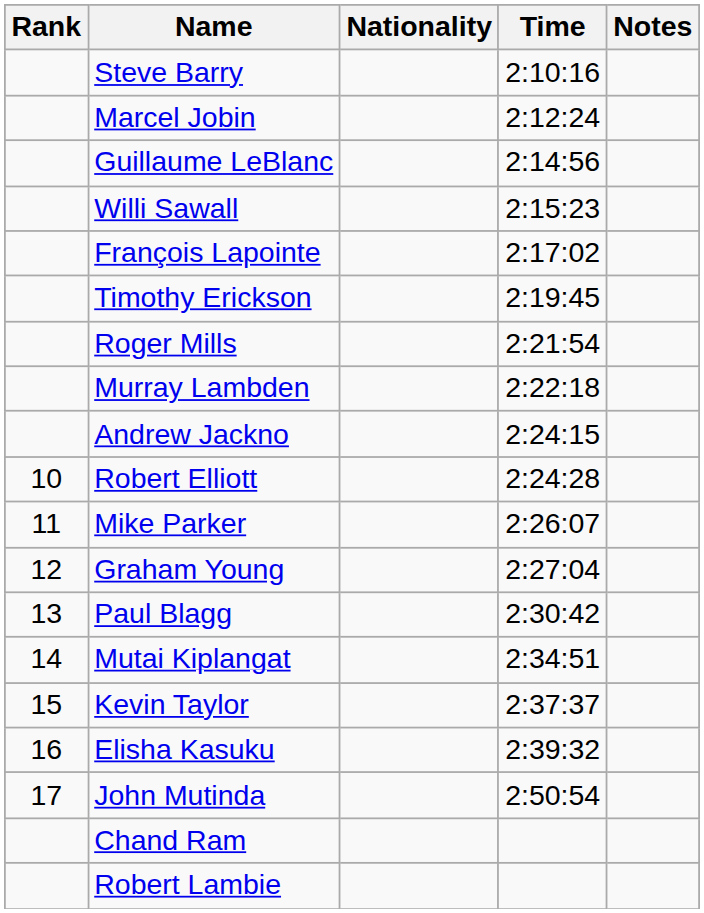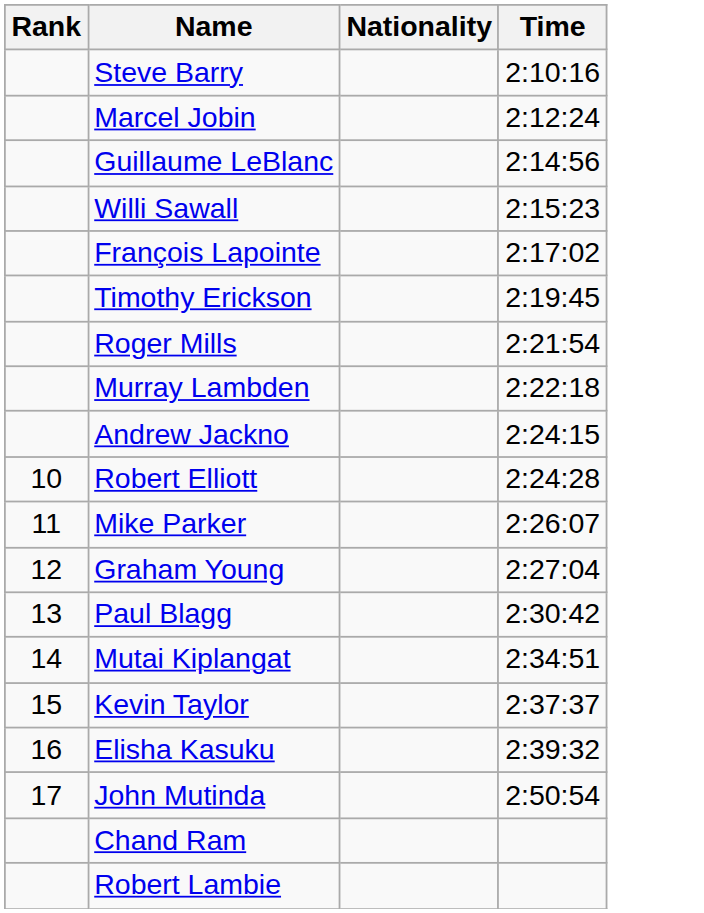- column: (653, 27)
